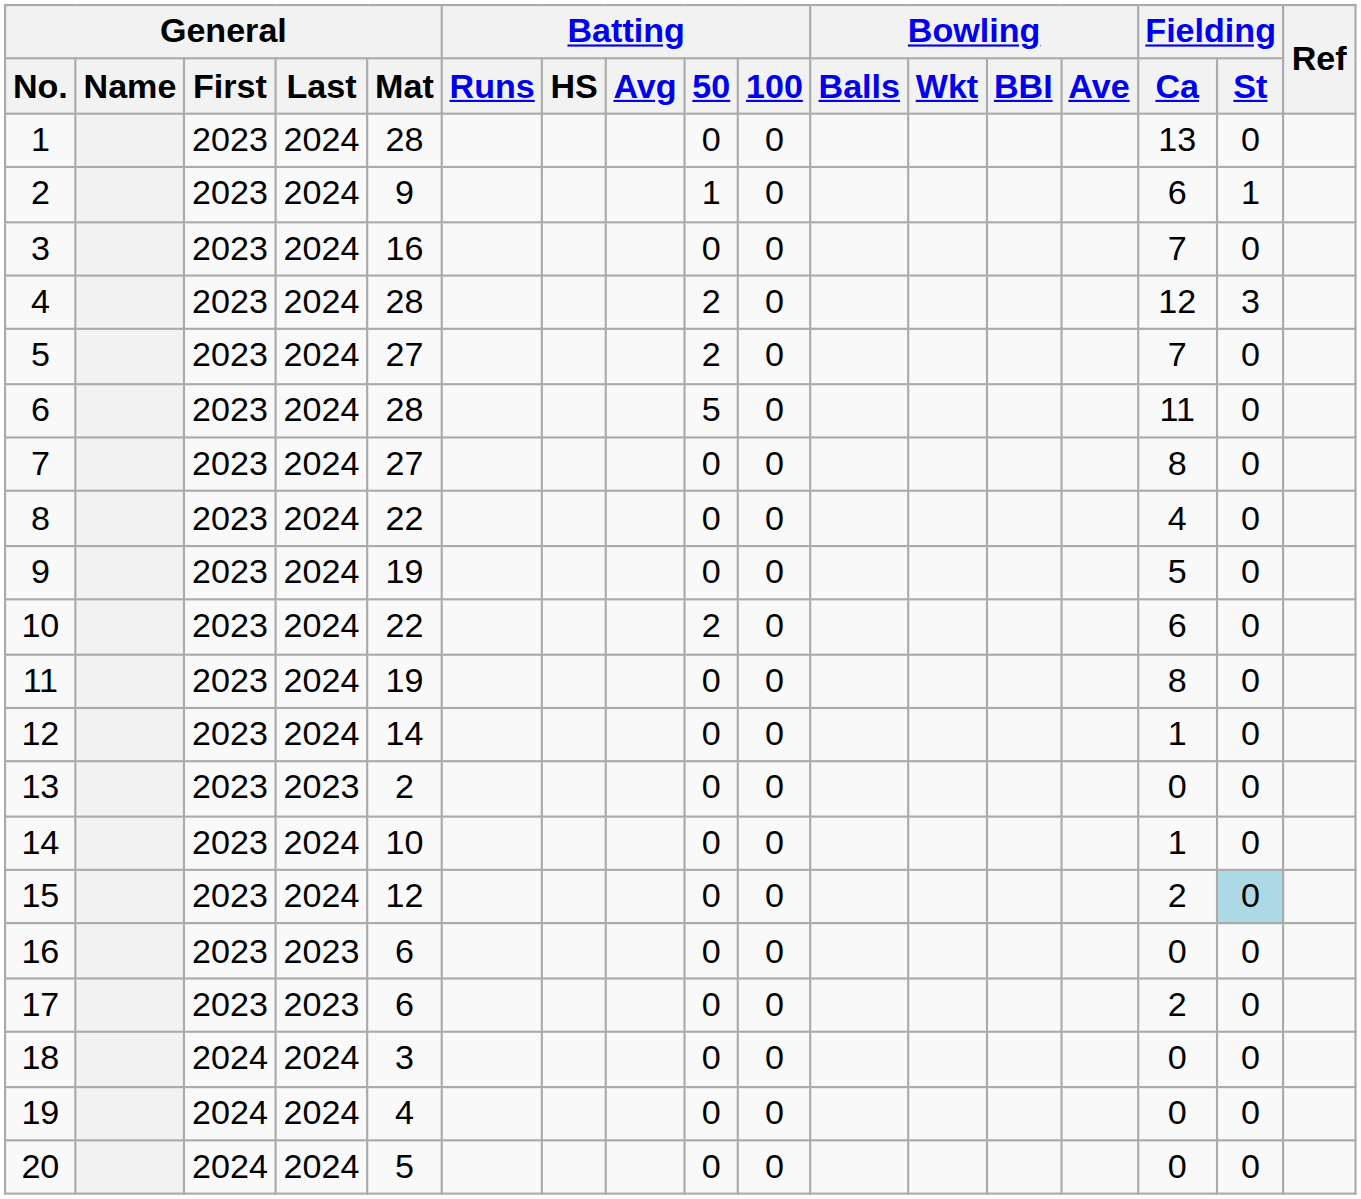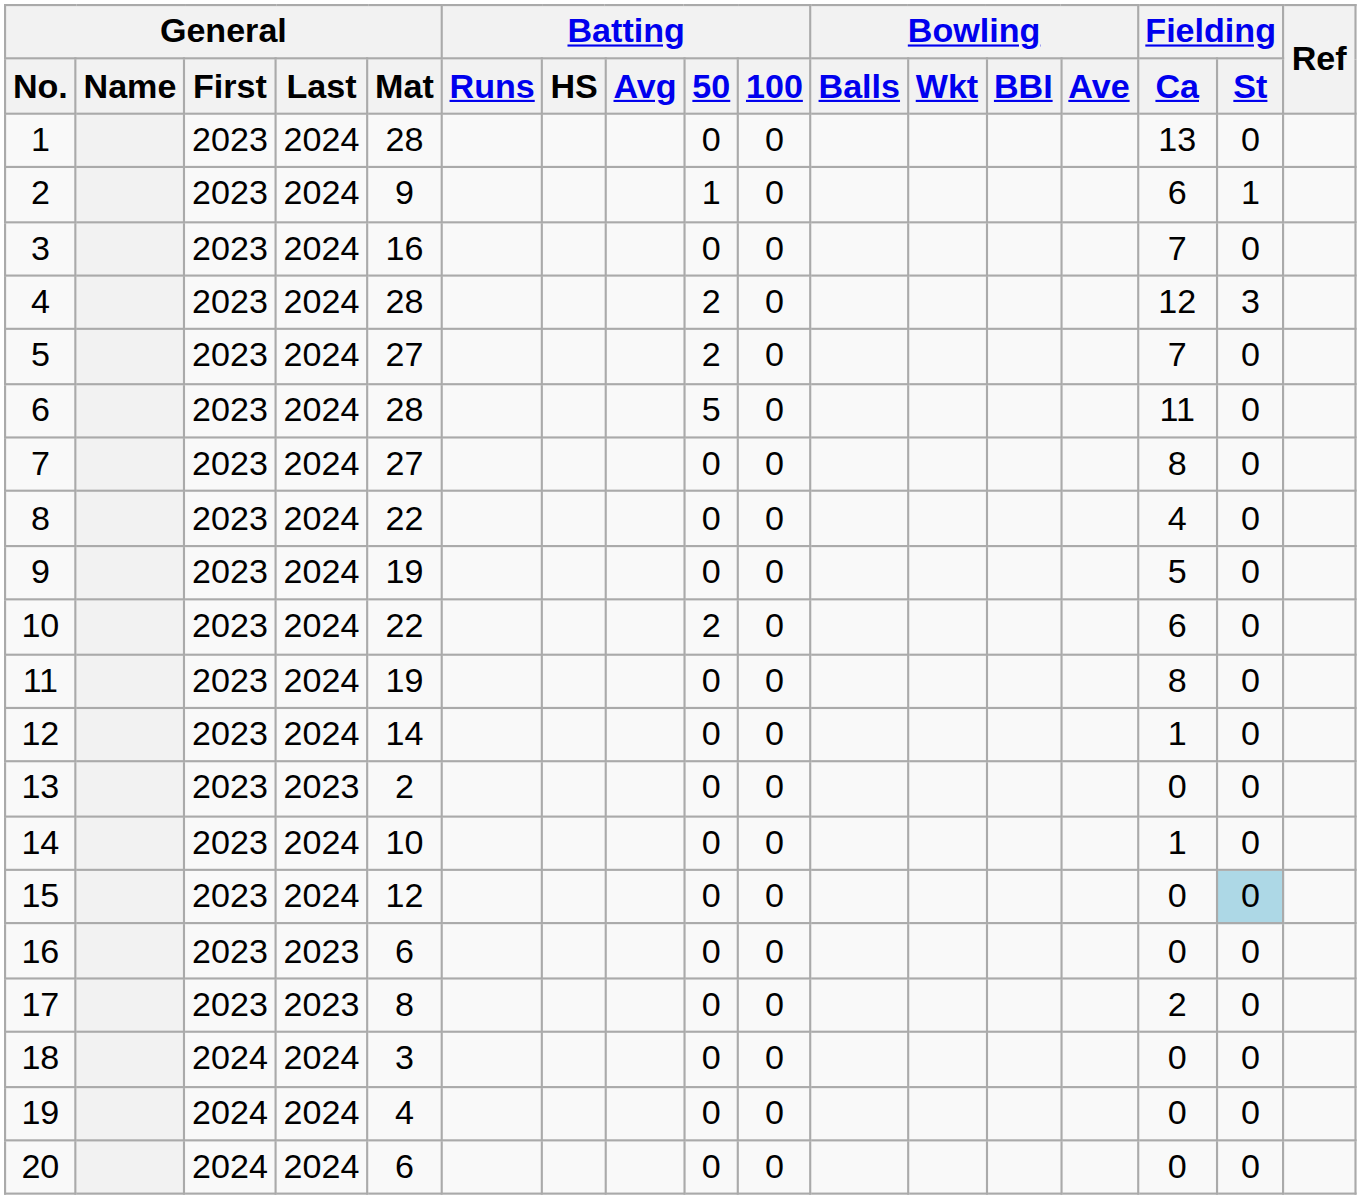(1177, 896) 2 -> (1177, 896) 0
(404, 1004) 6 -> (404, 1004) 8
(404, 1166) 5 -> (404, 1166) 6
